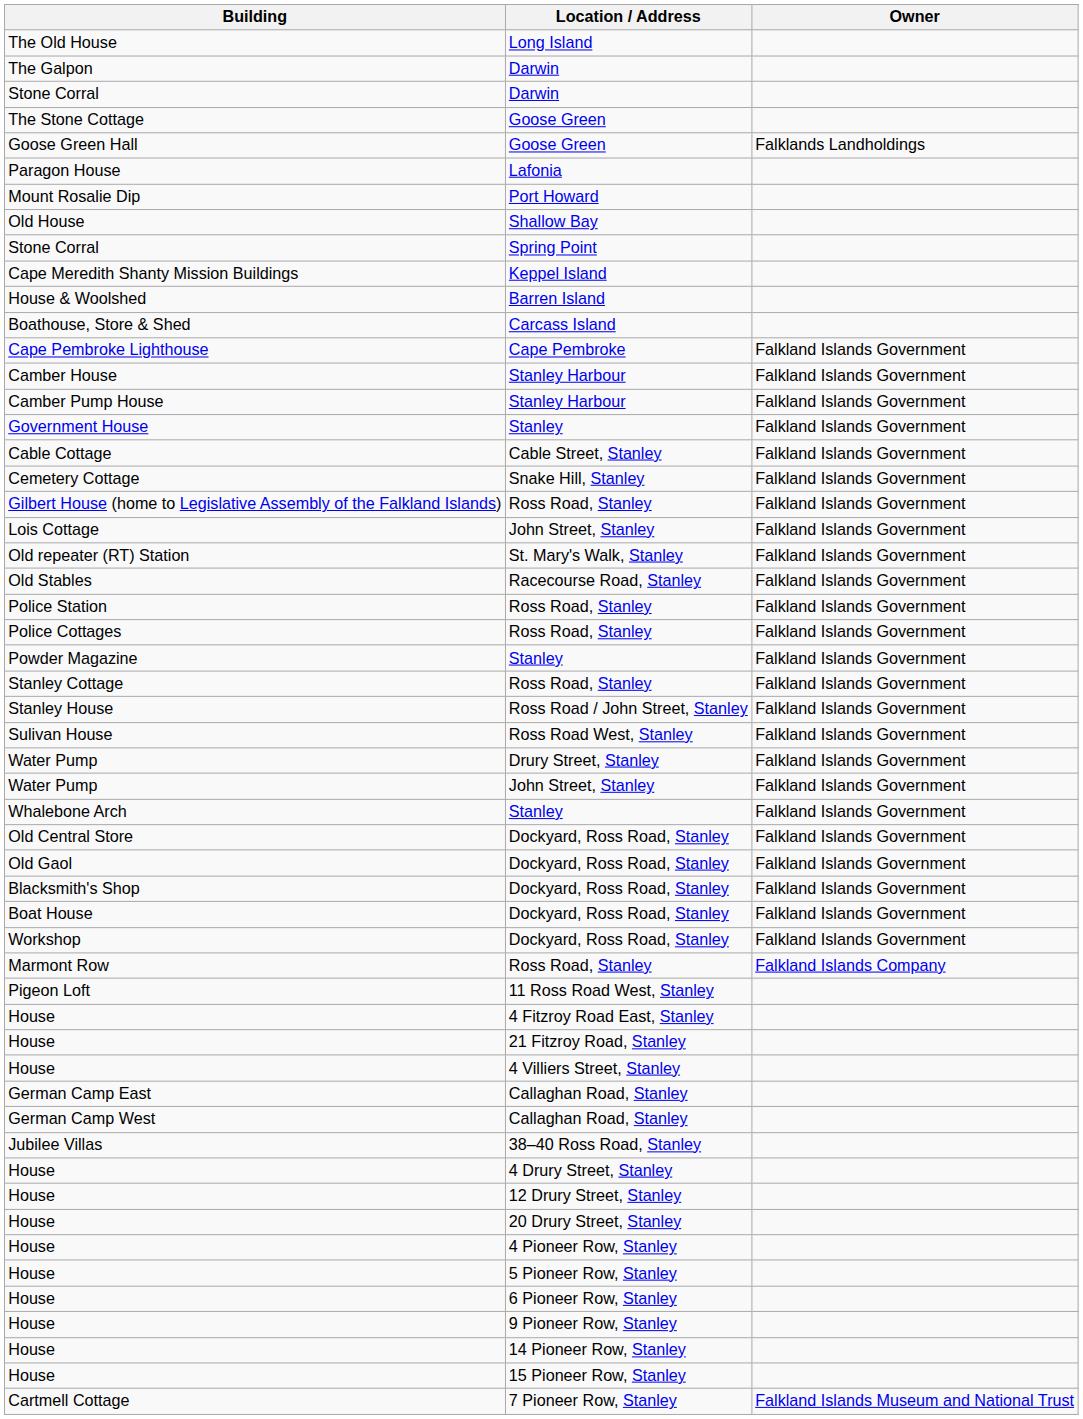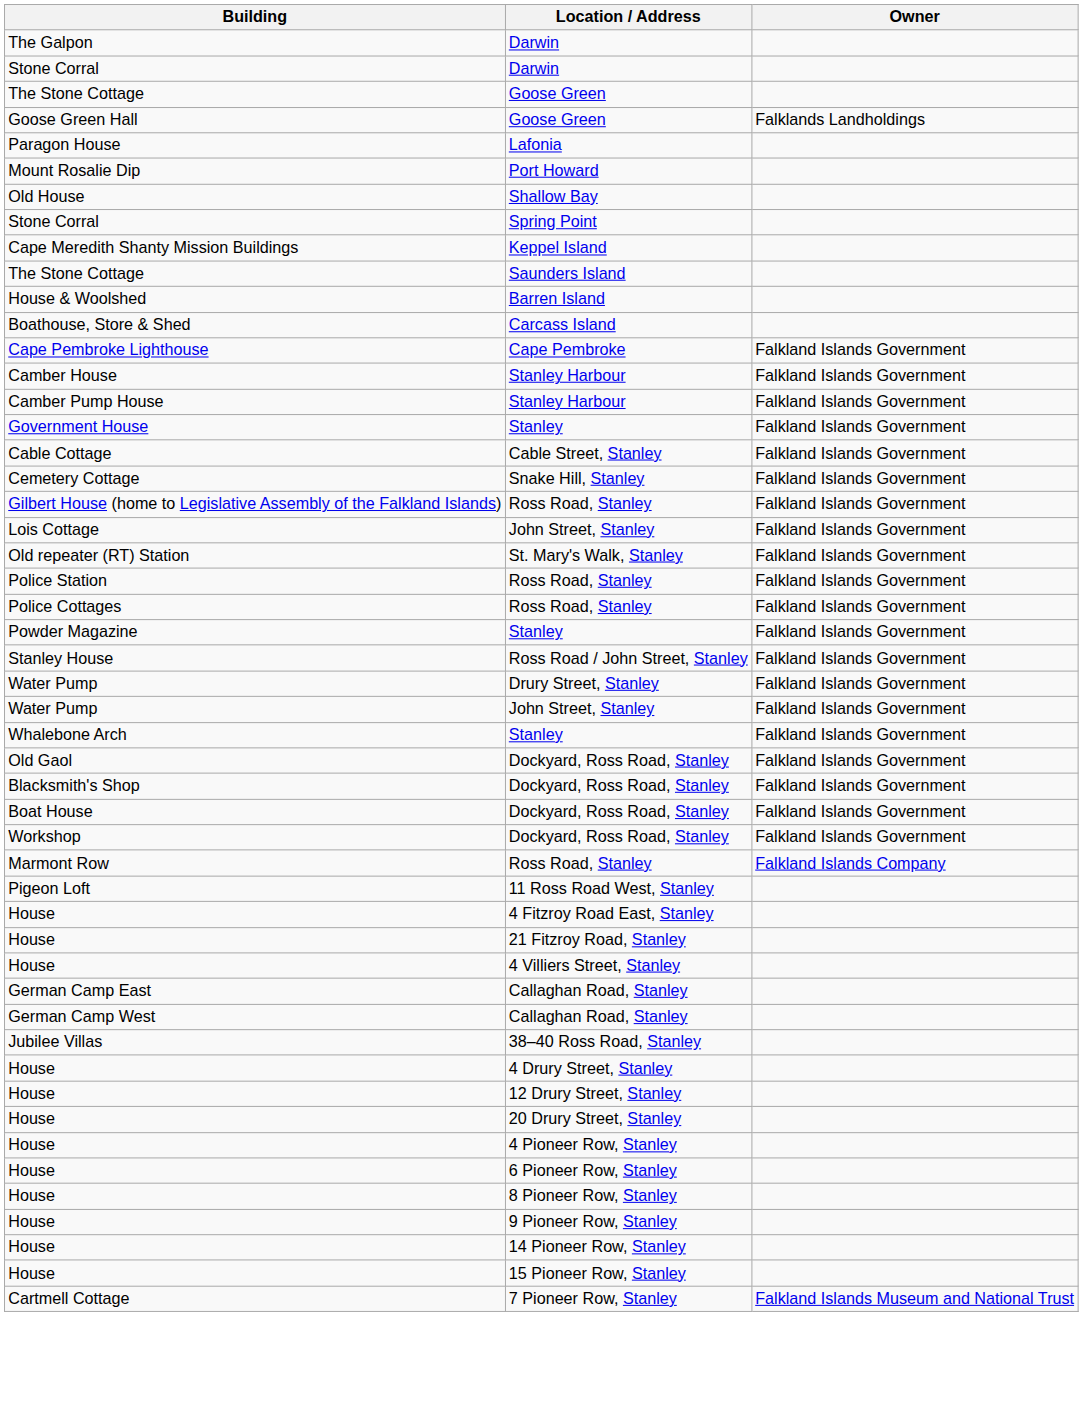- row: (63, 42)
+ row: (76, 273)
- row: (50, 581)
- row: (66, 683)
- row: (60, 734)
- row: (71, 837)
- row: (32, 1273)
+ row: (32, 1196)
